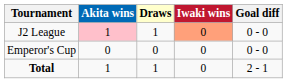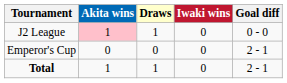(203, 31) lightsalmon background -> (203, 31) no background
(257, 50) 0 - 0 -> (257, 50) 2 - 1
